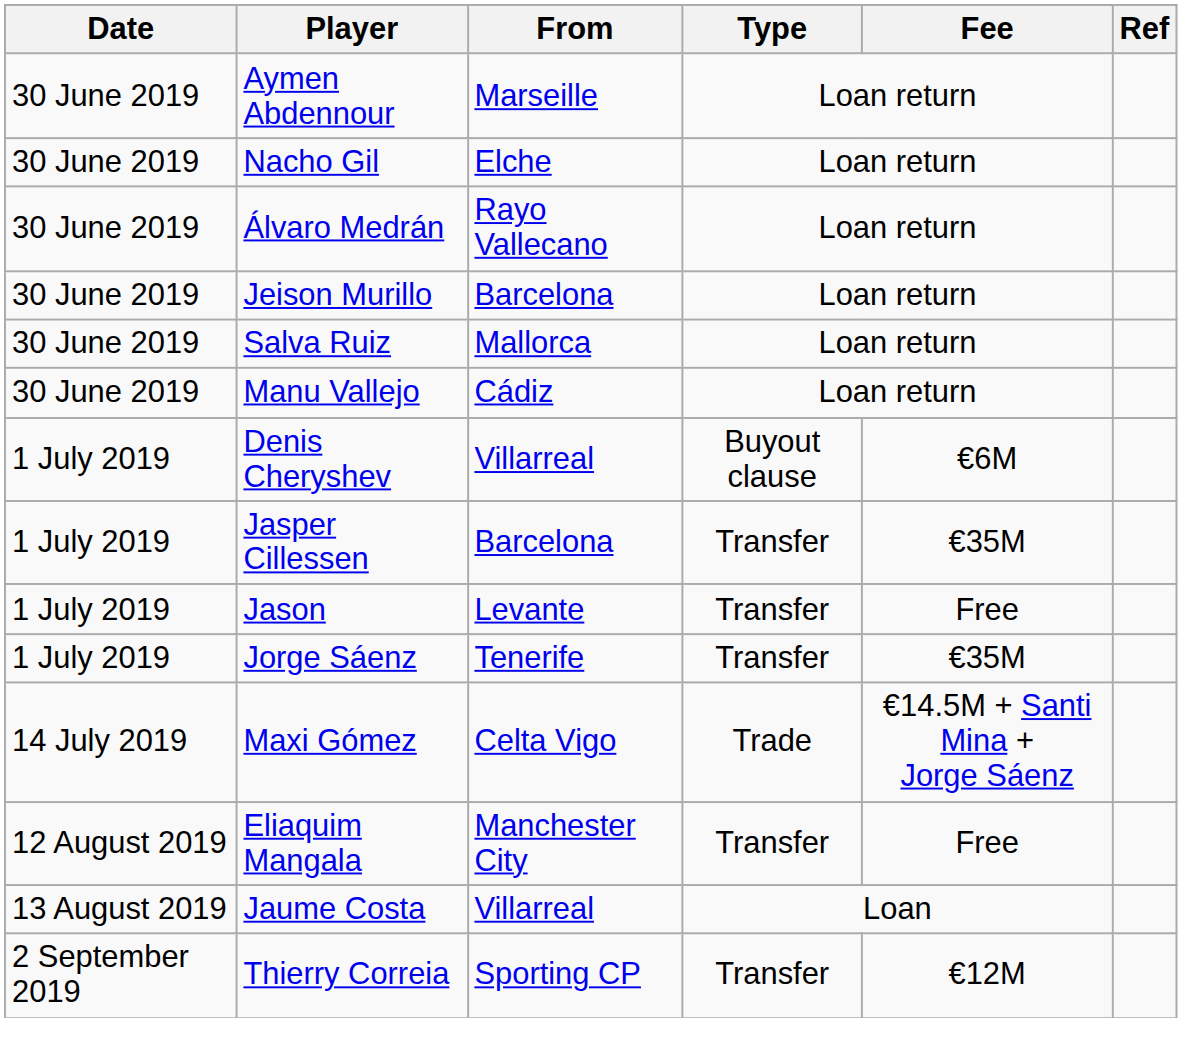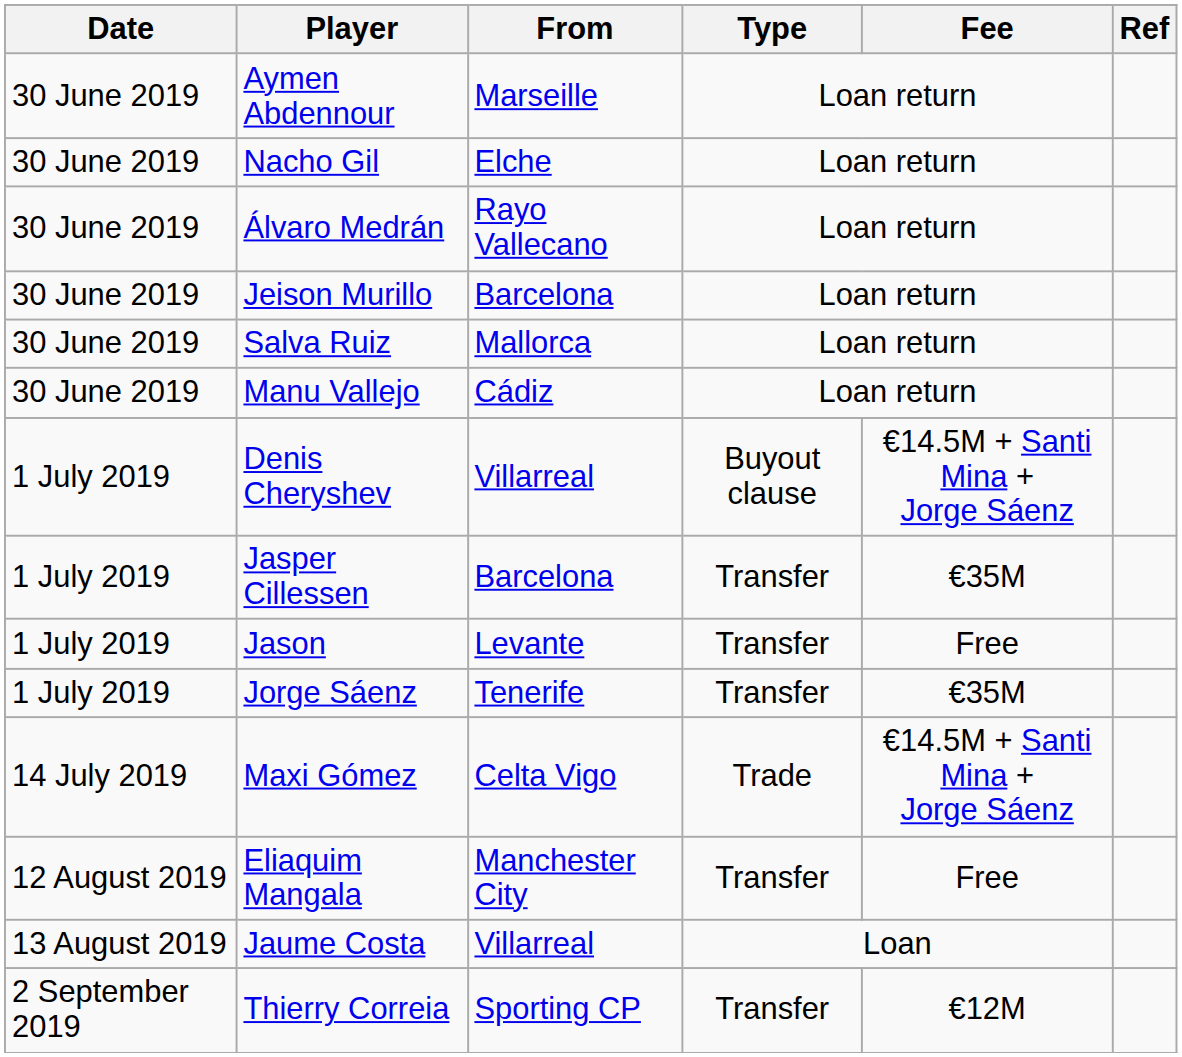(987, 458) €6M -> (987, 476) €14.5M + Santi Mina + Jorge Sáenz
